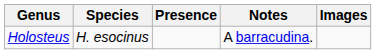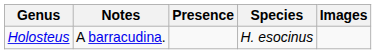columns swapped: (112, 15) <-> (268, 15)
